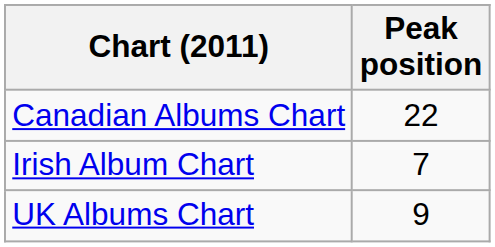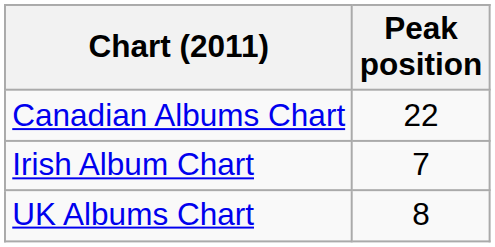(421, 214) 9 -> (421, 214) 8
